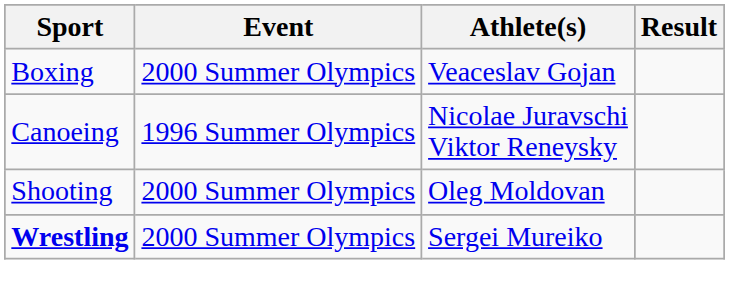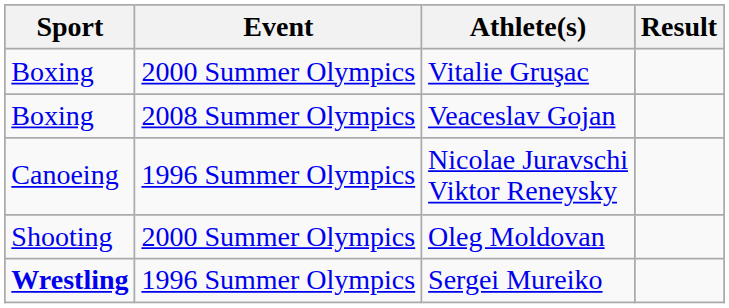+ row: (509, 71)
(278, 71) 2000 Summer Olympics -> (278, 115) 2008 Summer Olympics
(278, 235) 2000 Summer Olympics -> (278, 280) 1996 Summer Olympics
